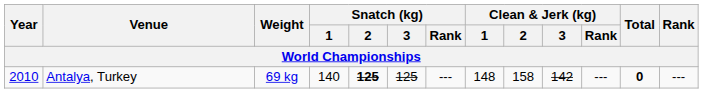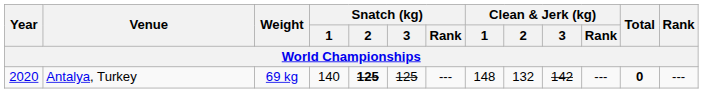(24, 77) 2010 -> (24, 77) 2020
(523, 77) 158 -> (523, 77) 132
